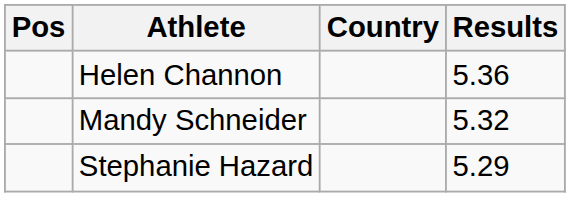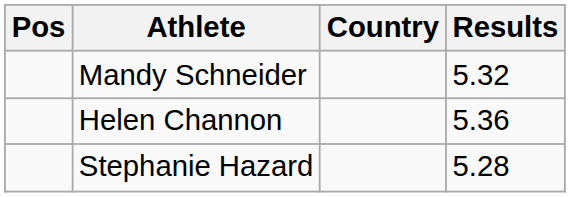rows swapped: (181, 74) <-> (193, 120)
(481, 167) 5.29 -> (481, 167) 5.28
